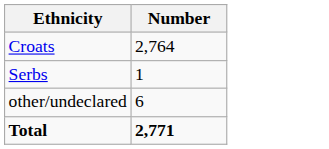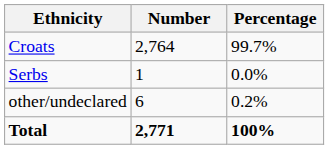+ column: (275, 18)
